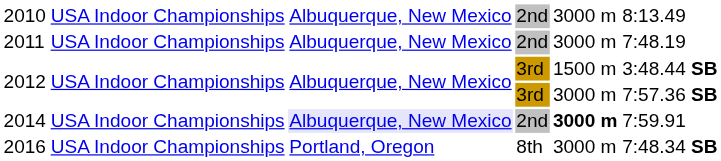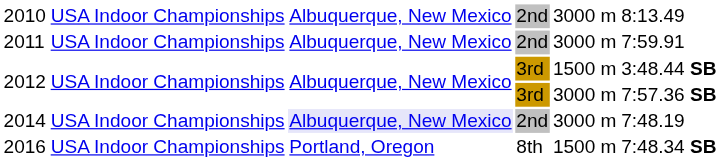(654, 42) 7:48.19 -> (653, 42) 7:59.91
(585, 120) bold -> (585, 120) normal
(654, 120) 7:59.91 -> (653, 120) 7:48.19
(585, 147) 3000 m -> (585, 147) 1500 m
